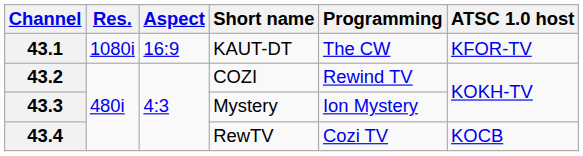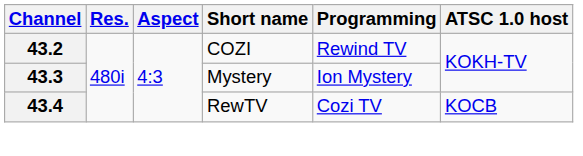- row: (45, 48)
